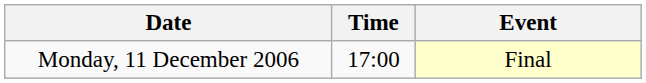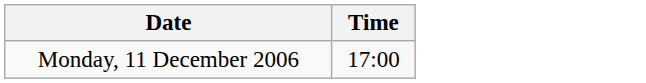- column: (528, 22)
